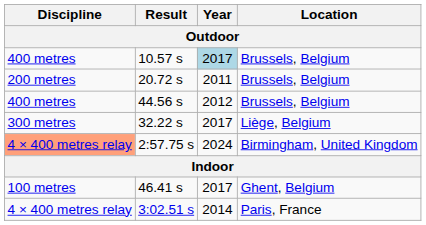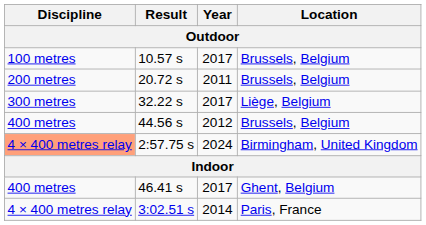(42, 58) 400 metres -> (42, 58) 100 metres
(217, 58) lightblue background -> (217, 58) no background
rows swapped: (160, 123) <-> (160, 101)
(42, 187) 100 metres -> (42, 187) 400 metres
